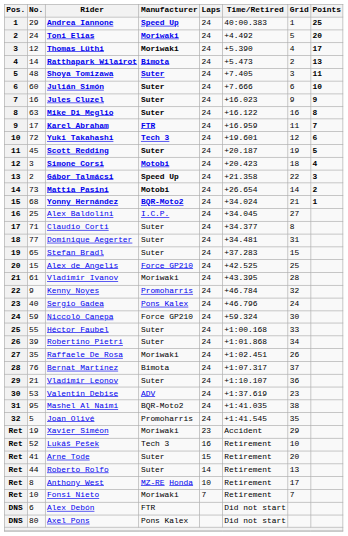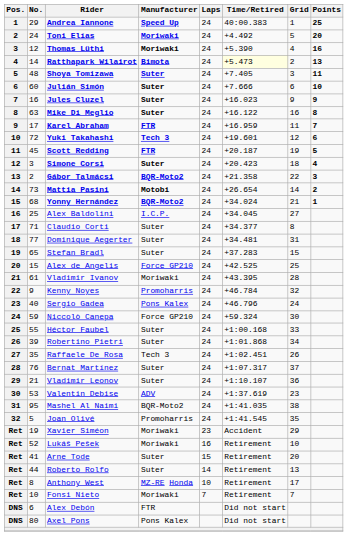(317, 49) 17 -> (317, 49) 16
(239, 62) no background -> (239, 62) lightyellow background
(153, 151) Suter -> (148, 151) FTR
(155, 164) Motobi -> (153, 164) Suter
(160, 177) Speed Up -> (162, 177) BQR-Moto2
(160, 356) Moriwaki -> (155, 356) Tech 3
(155, 368) Bimota -> (153, 368) Suter
(155, 445) Tech 3 -> (160, 445) Moriwaki
